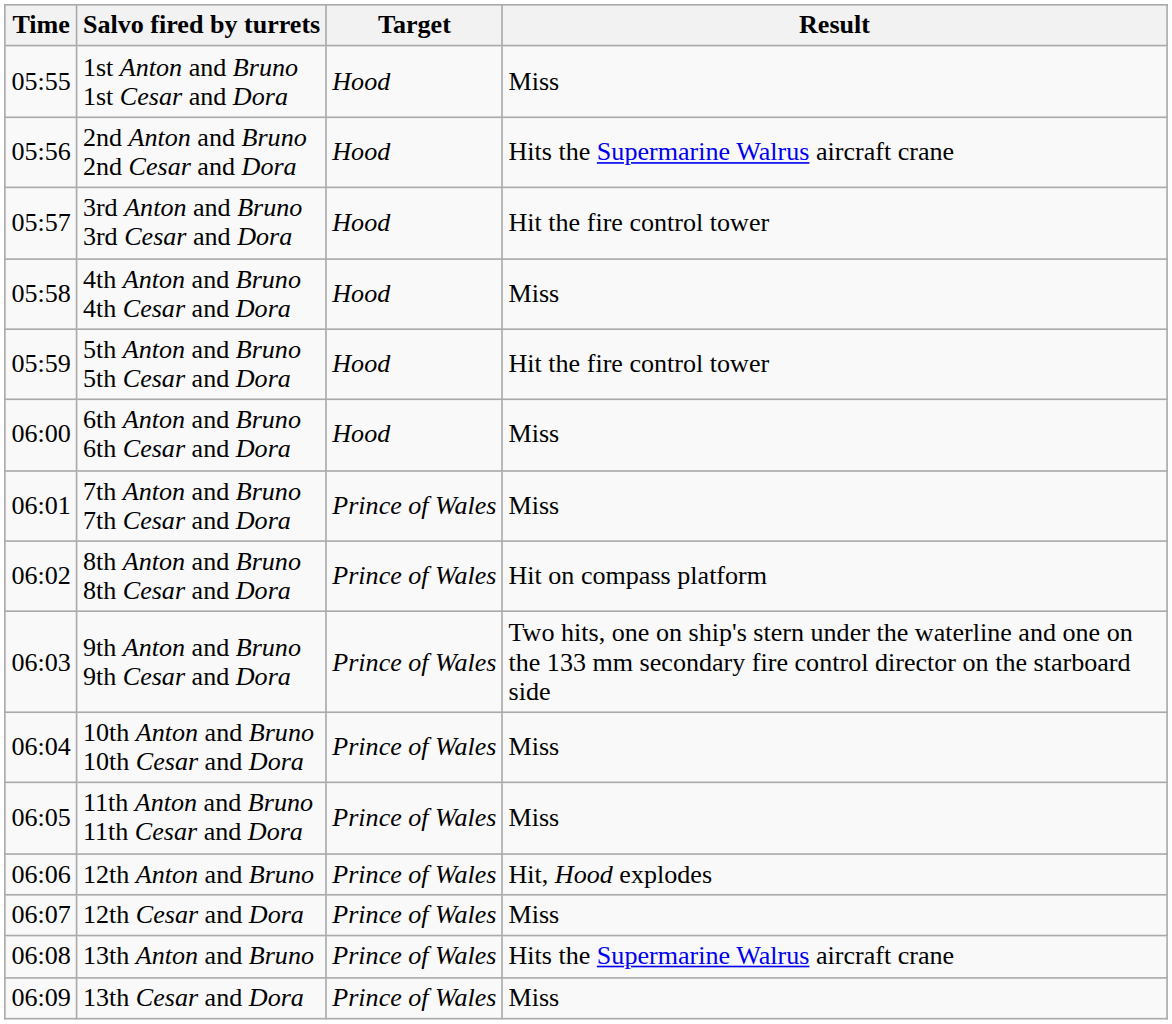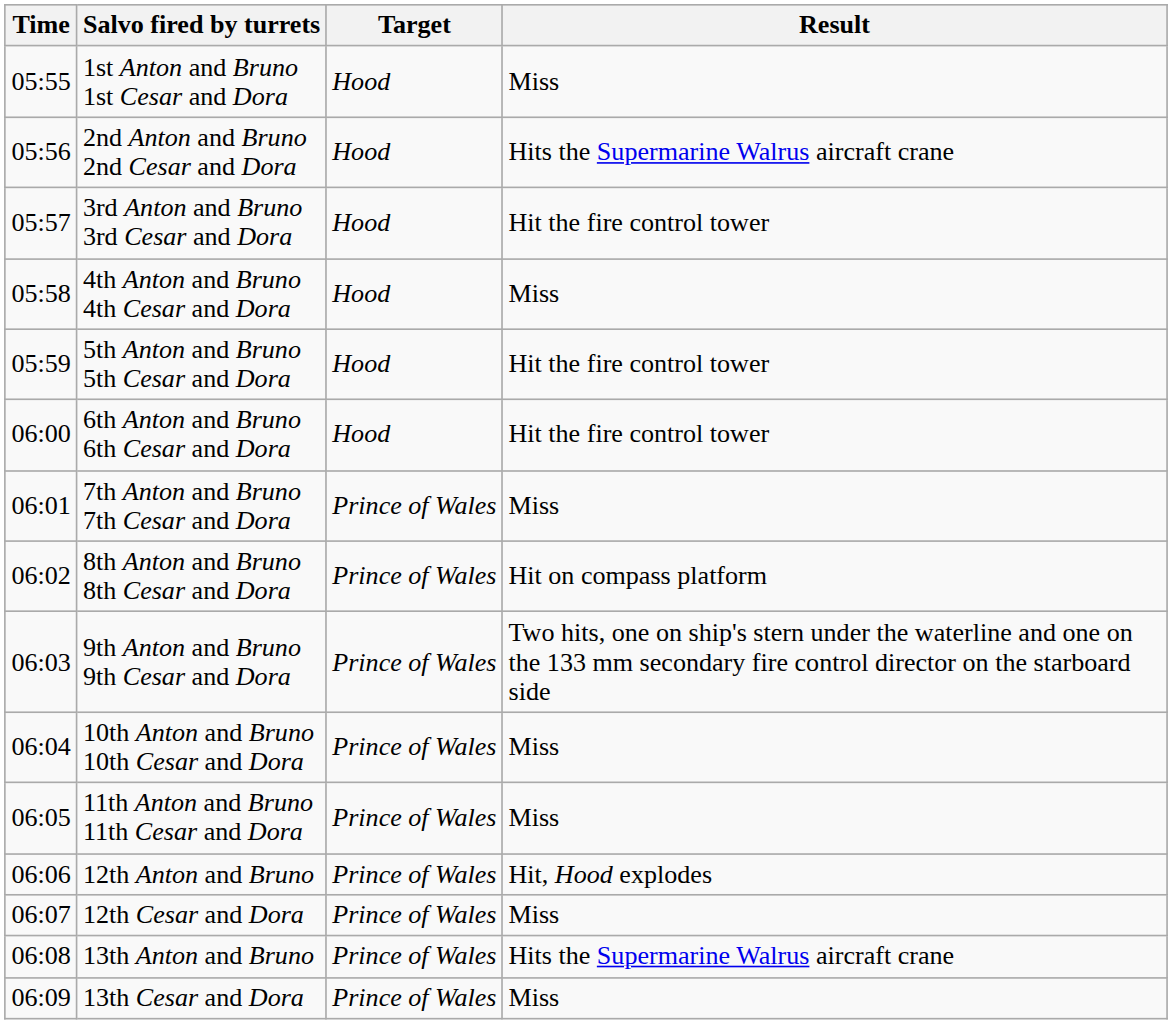(534, 434) Miss -> (639, 434) Hit the fire control tower
